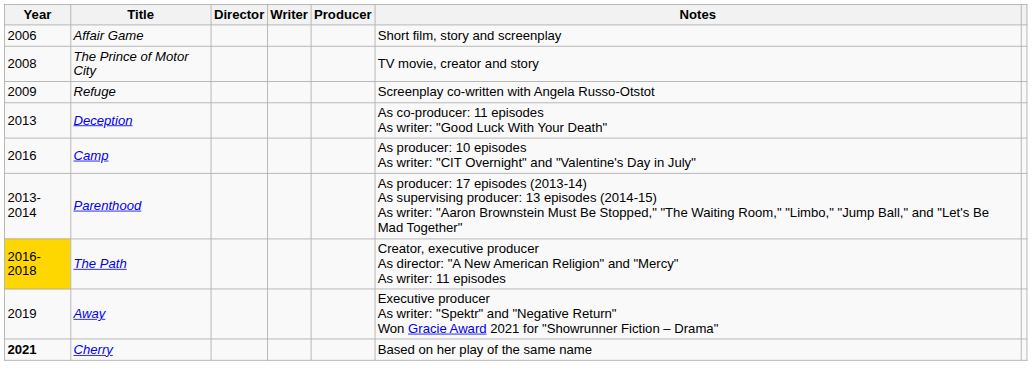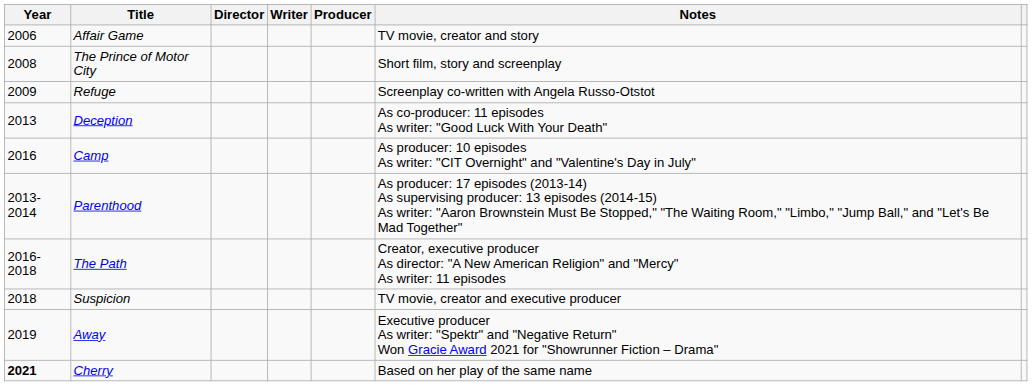(470, 35) Short film, story and screenplay -> (458, 35) TV movie, creator and story
(458, 63) TV movie, creator and story -> (470, 63) Short film, story and screenplay
(24, 263) gold background -> (24, 263) no background
+ row: (102, 299)
